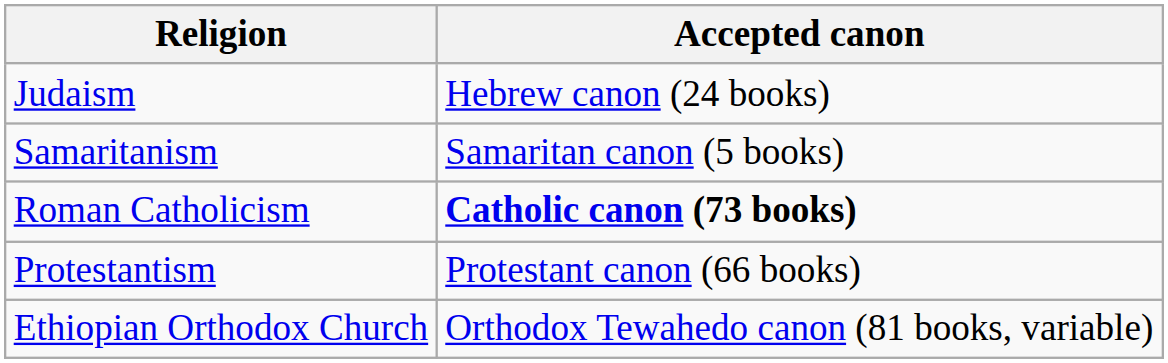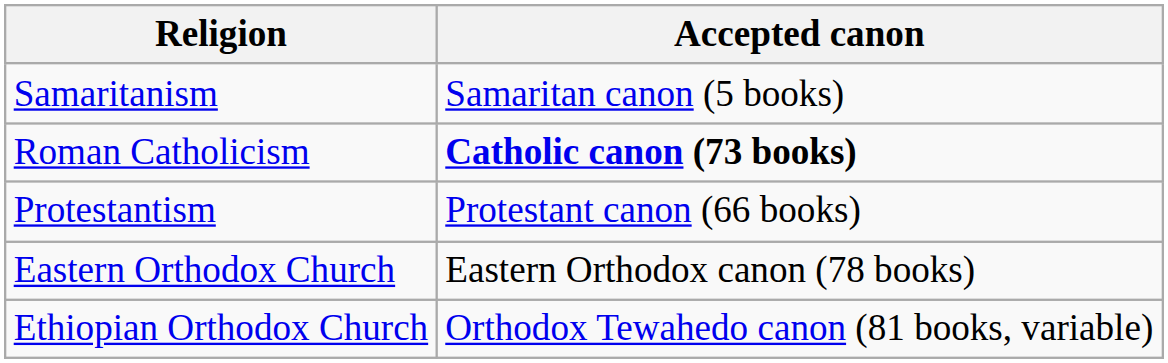- row: (75, 92)
+ row: (204, 269)
